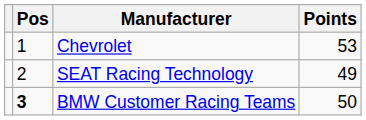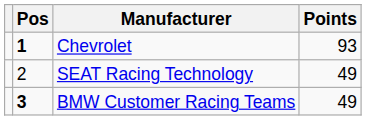(22, 46) normal -> (22, 46) bold
(347, 46) 53 -> (347, 46) 93
(347, 102) 50 -> (347, 102) 49
